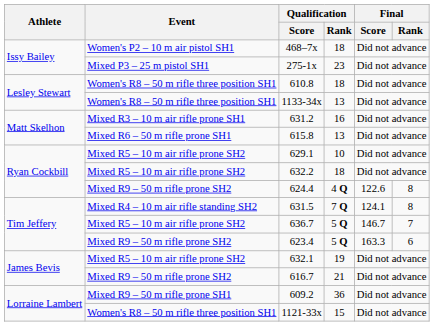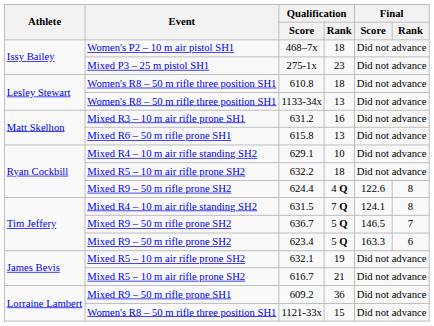(166, 154) Mixed R5 – 10 m air rifle prone SH2 -> (172, 154) Mixed R4 – 10 m air rifle standing SH2
(166, 224) Mixed R5 – 10 m air rifle prone SH2 -> (159, 224) Mixed R9 – 50 m rifle prone SH2
(373, 224) 146.7 -> (373, 224) 146.5
(159, 277) Mixed R9 – 50 m rifle prone SH2 -> (166, 277) Mixed R5 – 10 m air rifle prone SH2
